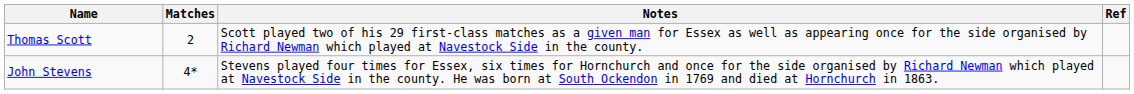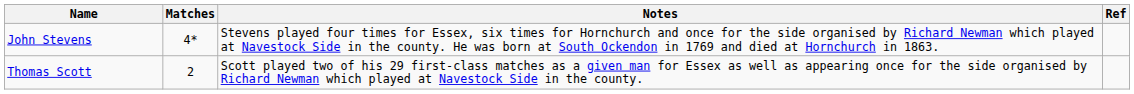rows swapped: (49, 40) <-> (49, 72)
